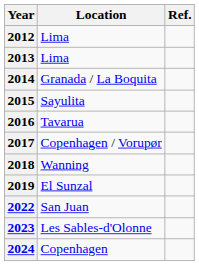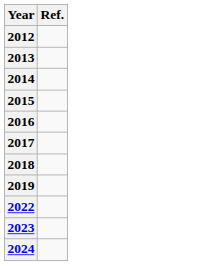- column: (101, 15)
